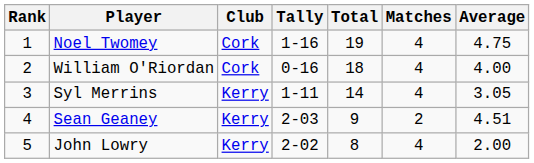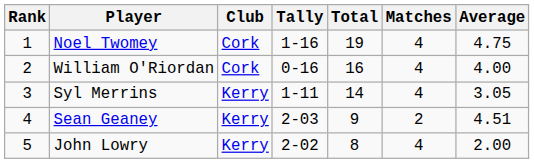(355, 69) 18 -> (355, 69) 16
